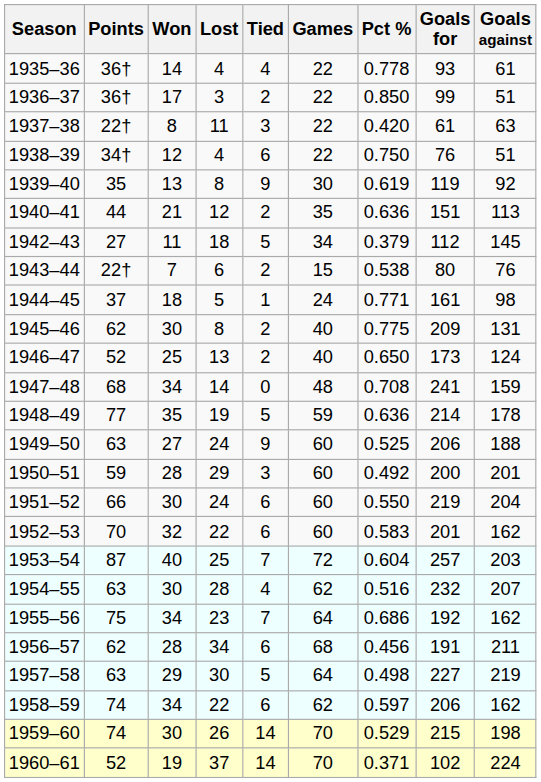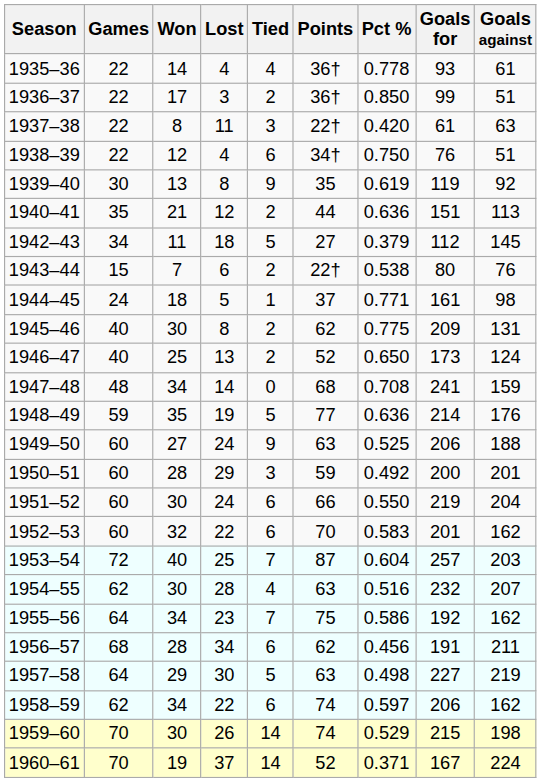columns swapped: (323, 29) <-> (116, 29)
(505, 415) 178 -> (505, 415) 176
(387, 618) 0.686 -> (387, 618) 0.586
(445, 762) 102 -> (445, 762) 167
